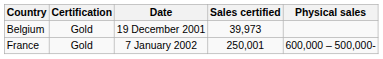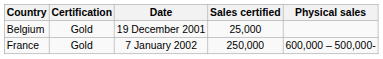(245, 29) 39,973 -> (245, 29) 25,000
(245, 45) 250,001 -> (245, 45) 250,000
